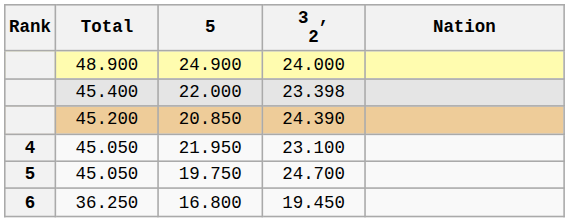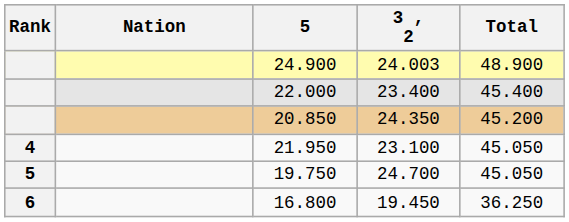columns swapped: (464, 28) <-> (107, 28)
(314, 65) 24.000 -> (408, 65) 24.003
(314, 93) 23.398 -> (408, 93) 23.400
(314, 120) 24.390 -> (408, 120) 24.350
